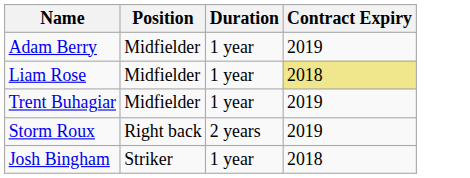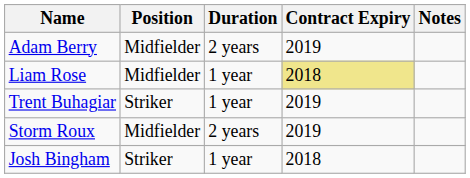+ column: (440, 18)
(232, 46) 1 year -> (234, 46) 2 years
(162, 103) Midfielder -> (148, 103) Striker
(163, 131) Right back -> (162, 131) Midfielder
